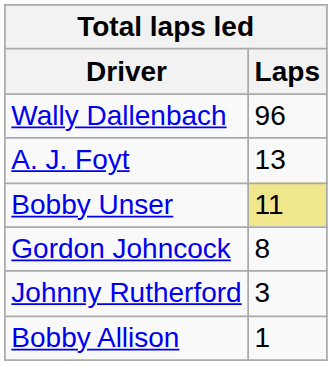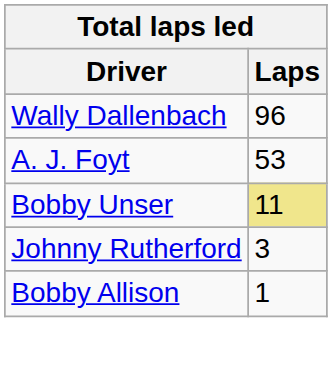(270, 159) 13 -> (270, 159) 53
- row: (121, 248)
